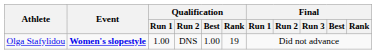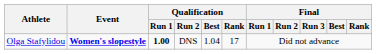(161, 42) normal -> (161, 42) bold
(212, 42) 1.00 -> (212, 42) 1.04
(234, 42) 19 -> (234, 42) 17
